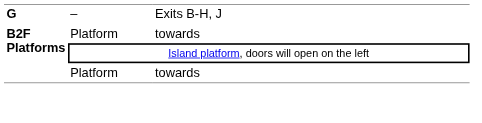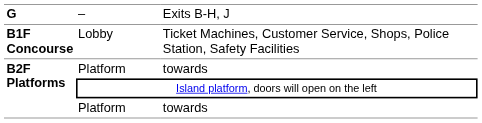+ row: (96, 34)
